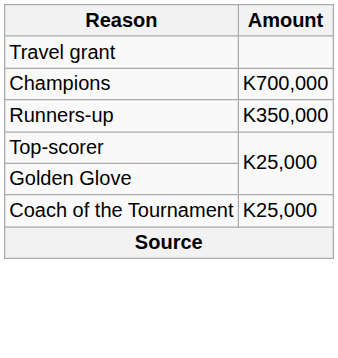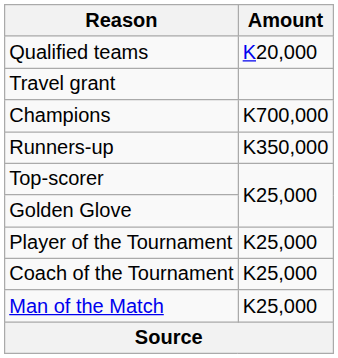+ row: (79, 52)
+ row: (121, 242)
+ row: (86, 305)
